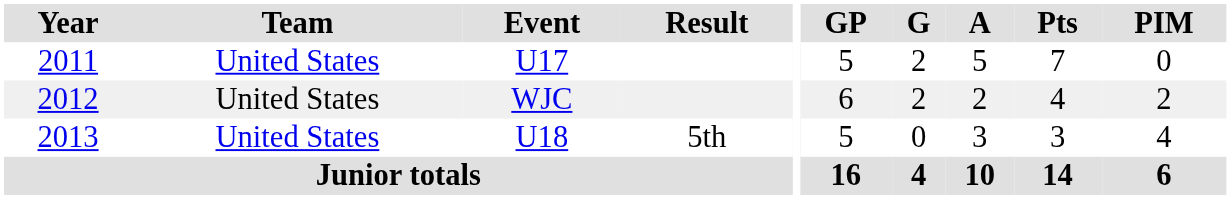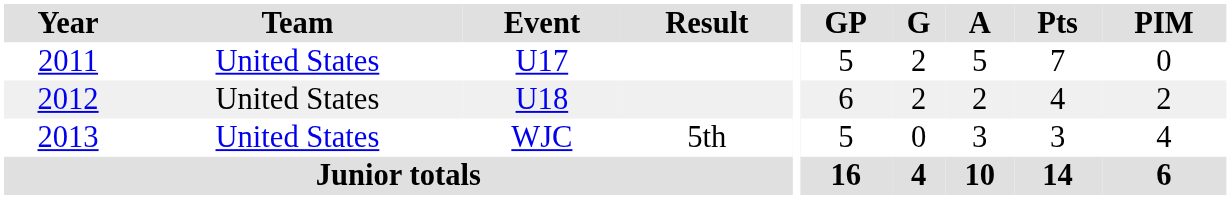(542, 99) WJC -> (542, 99) U18
(542, 137) U18 -> (542, 137) WJC
